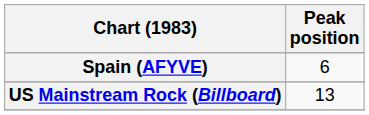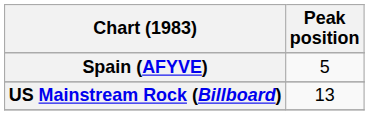(325, 67) 6 -> (325, 67) 5
